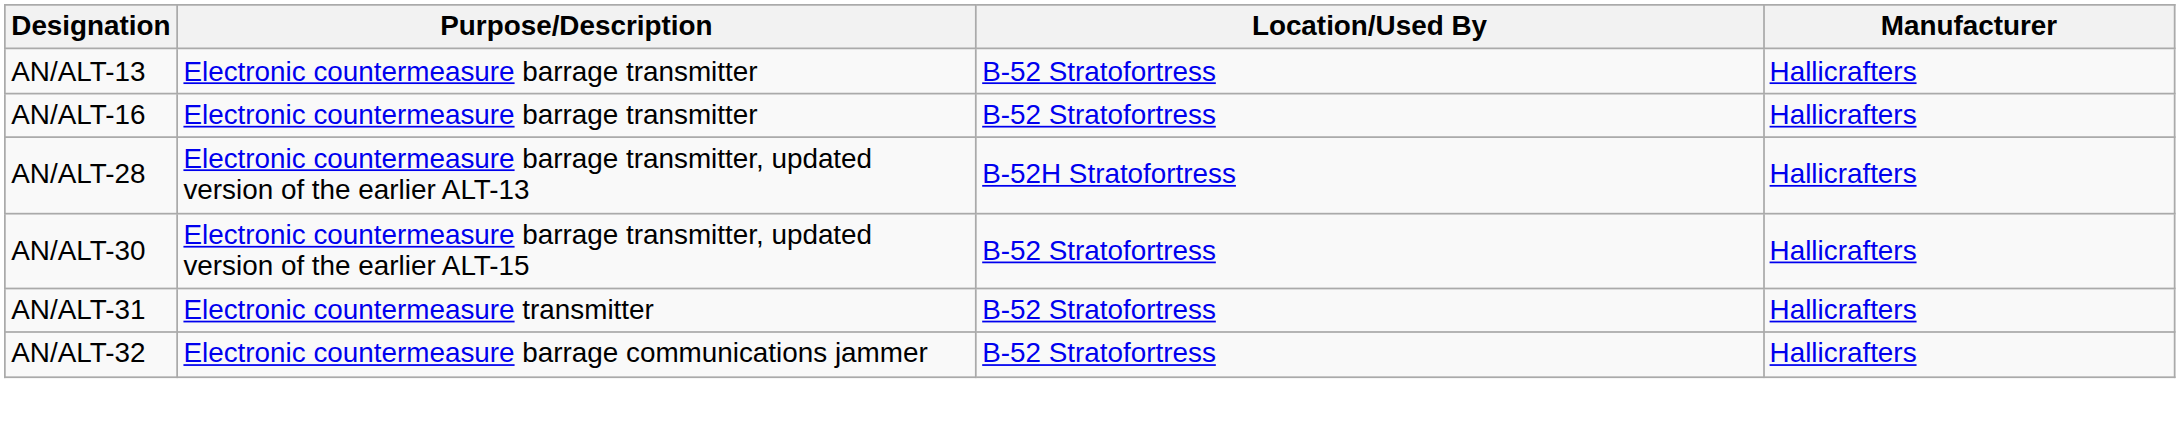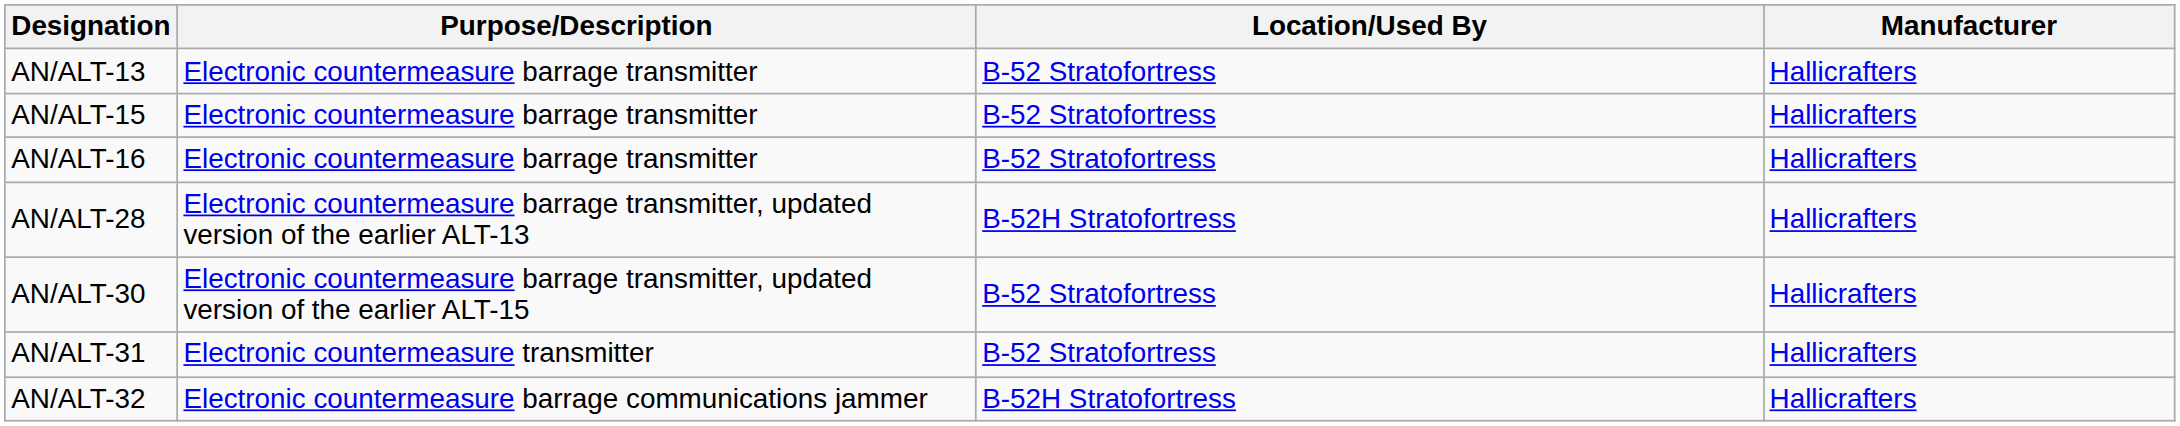+ row: (78, 114)
(1099, 354) B-52 Stratofortress -> (1109, 398) B-52H Stratofortress
